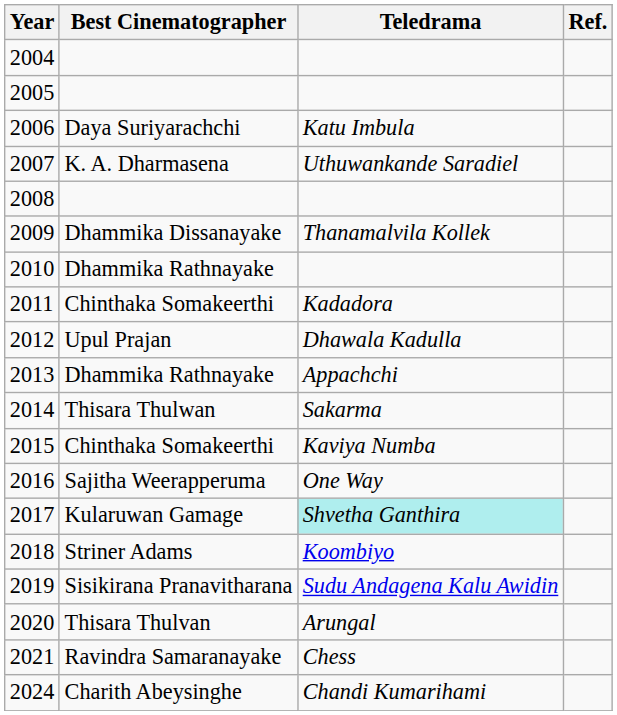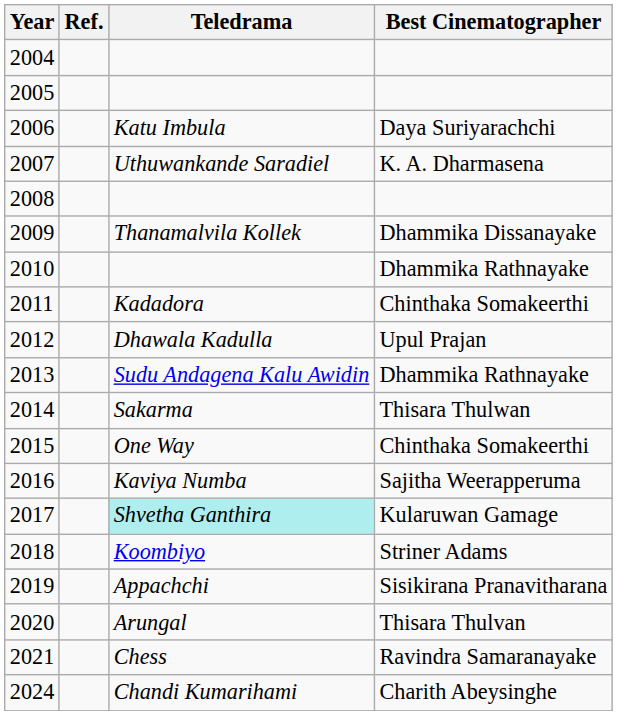columns swapped: (178, 22) <-> (588, 22)
(350, 374) Appachchi -> (241, 374) Sudu Andagena Kalu Awidin
(369, 445) Kaviya Numba -> (154, 445) One Way
(343, 480) One Way -> (180, 480) Kaviya Numba
(430, 586) Sudu Andagena Kalu Awidin -> (161, 586) Appachchi
